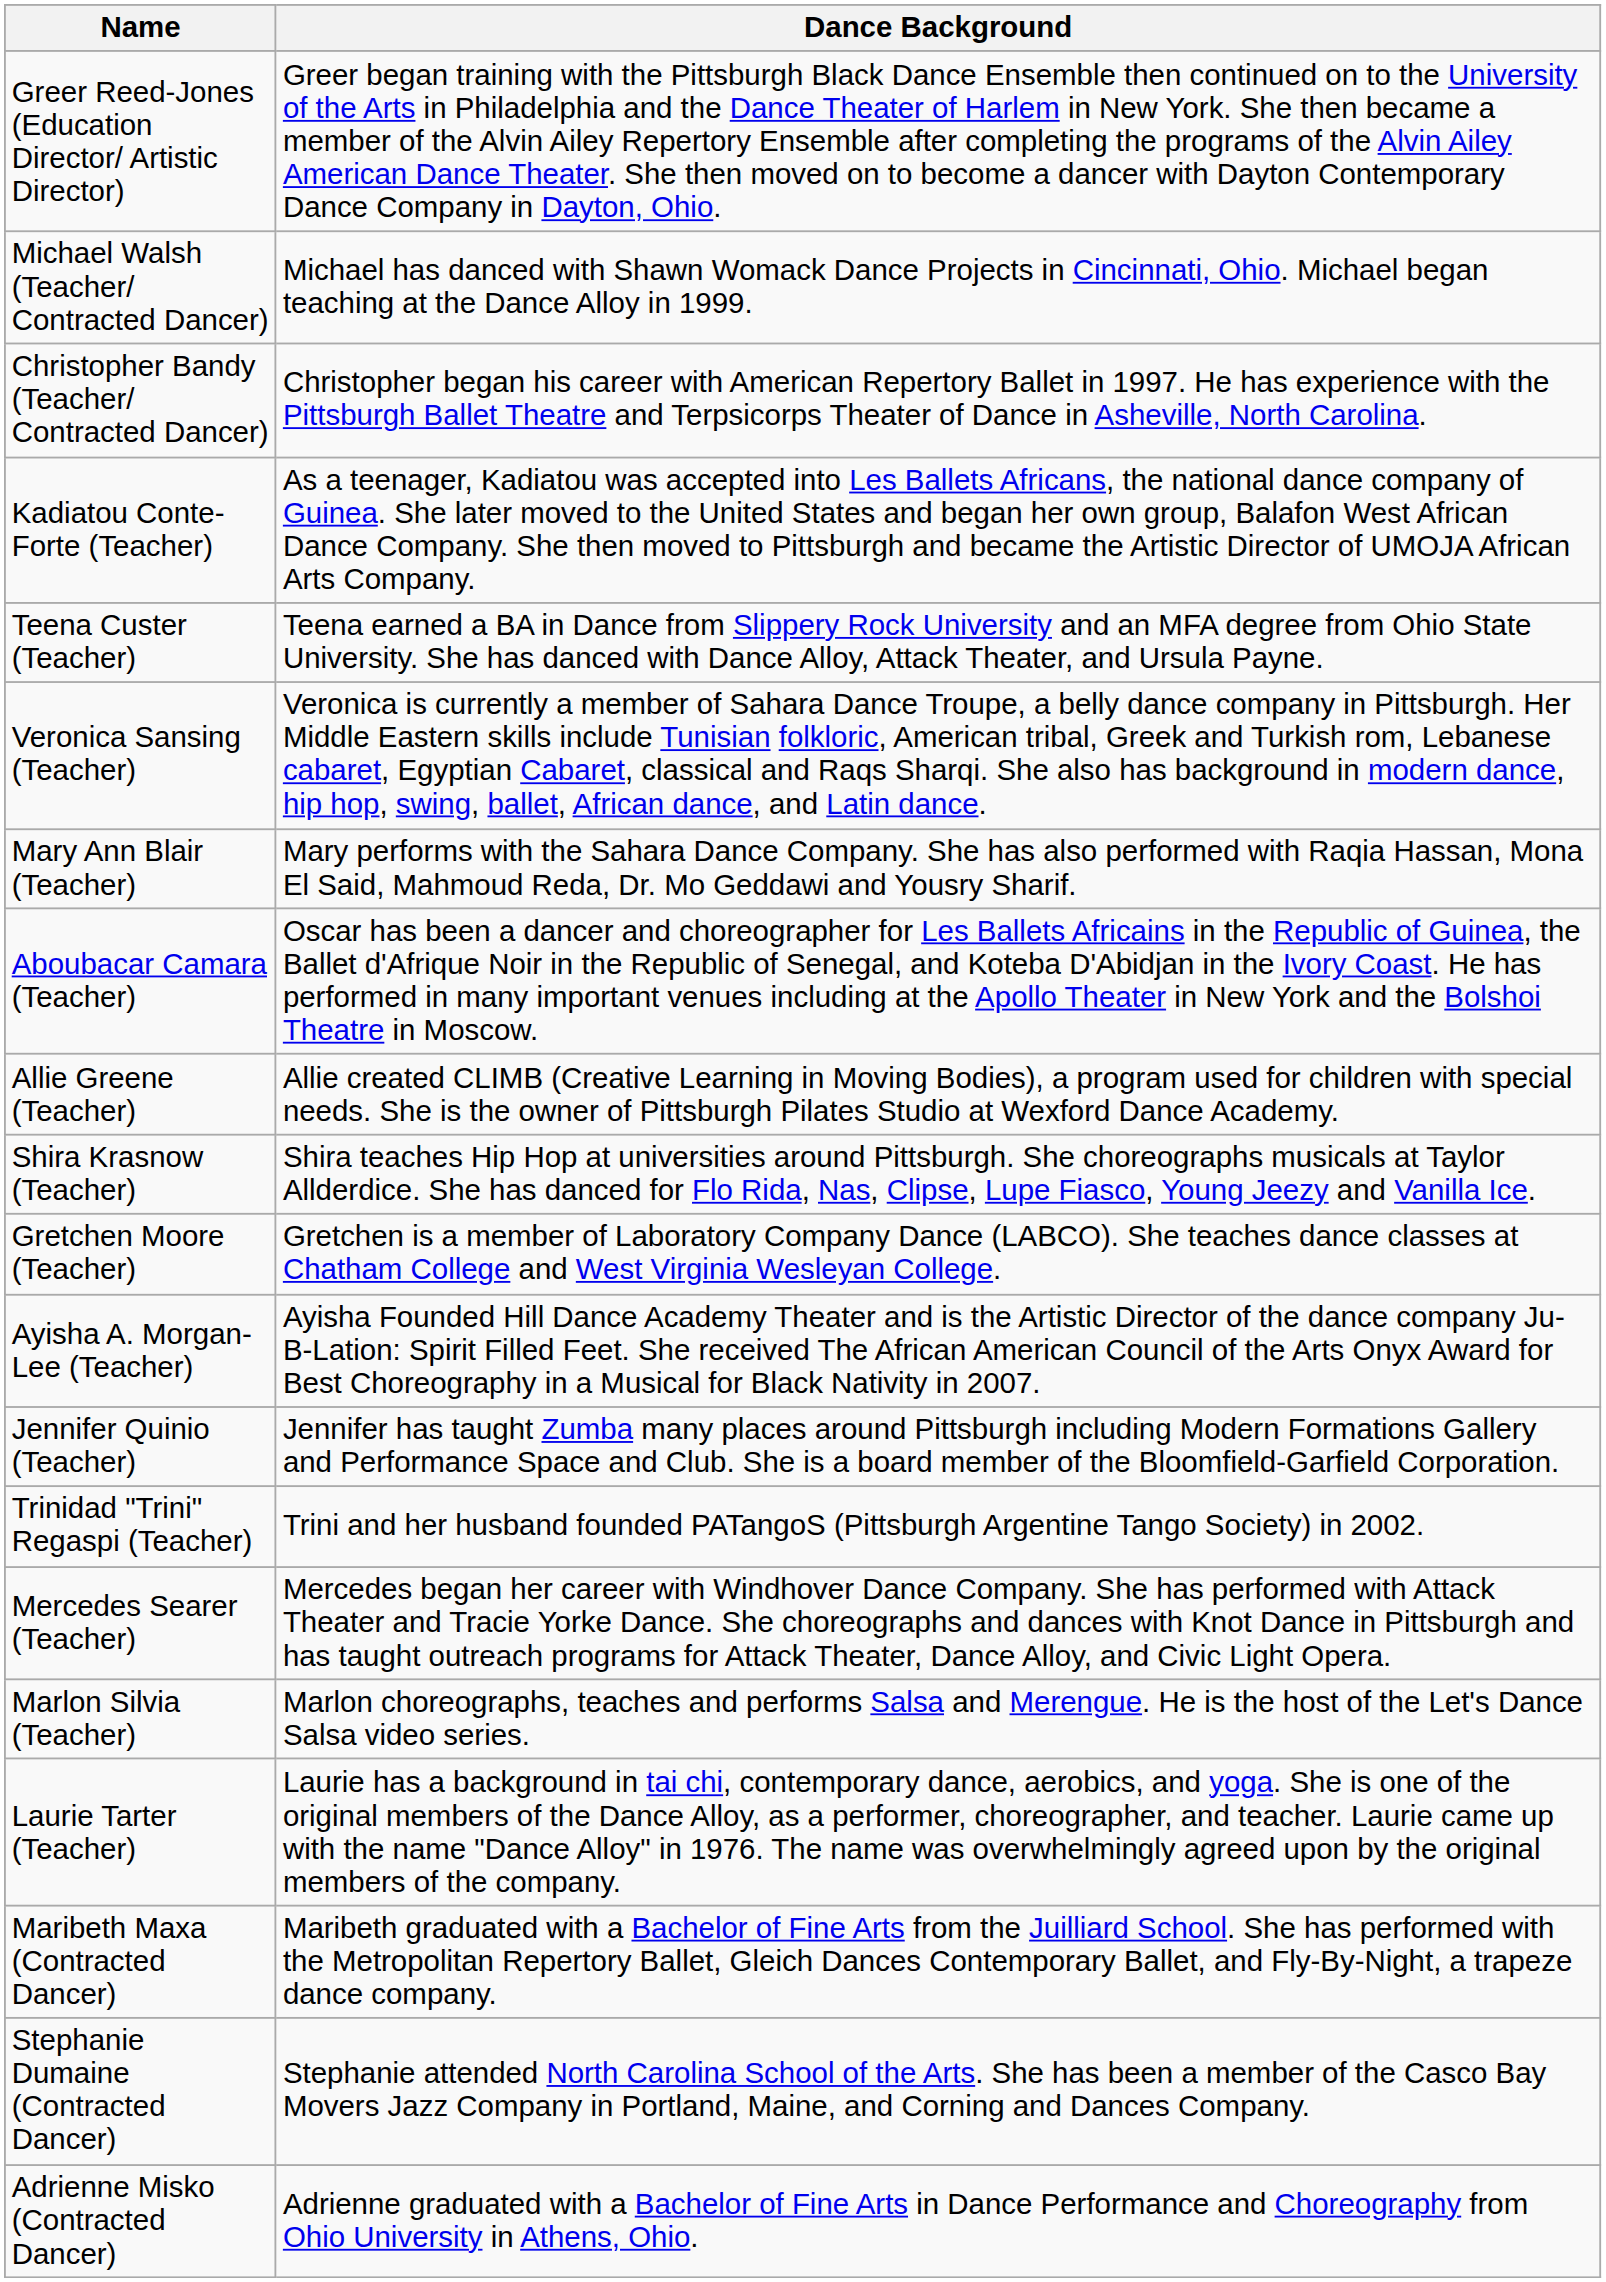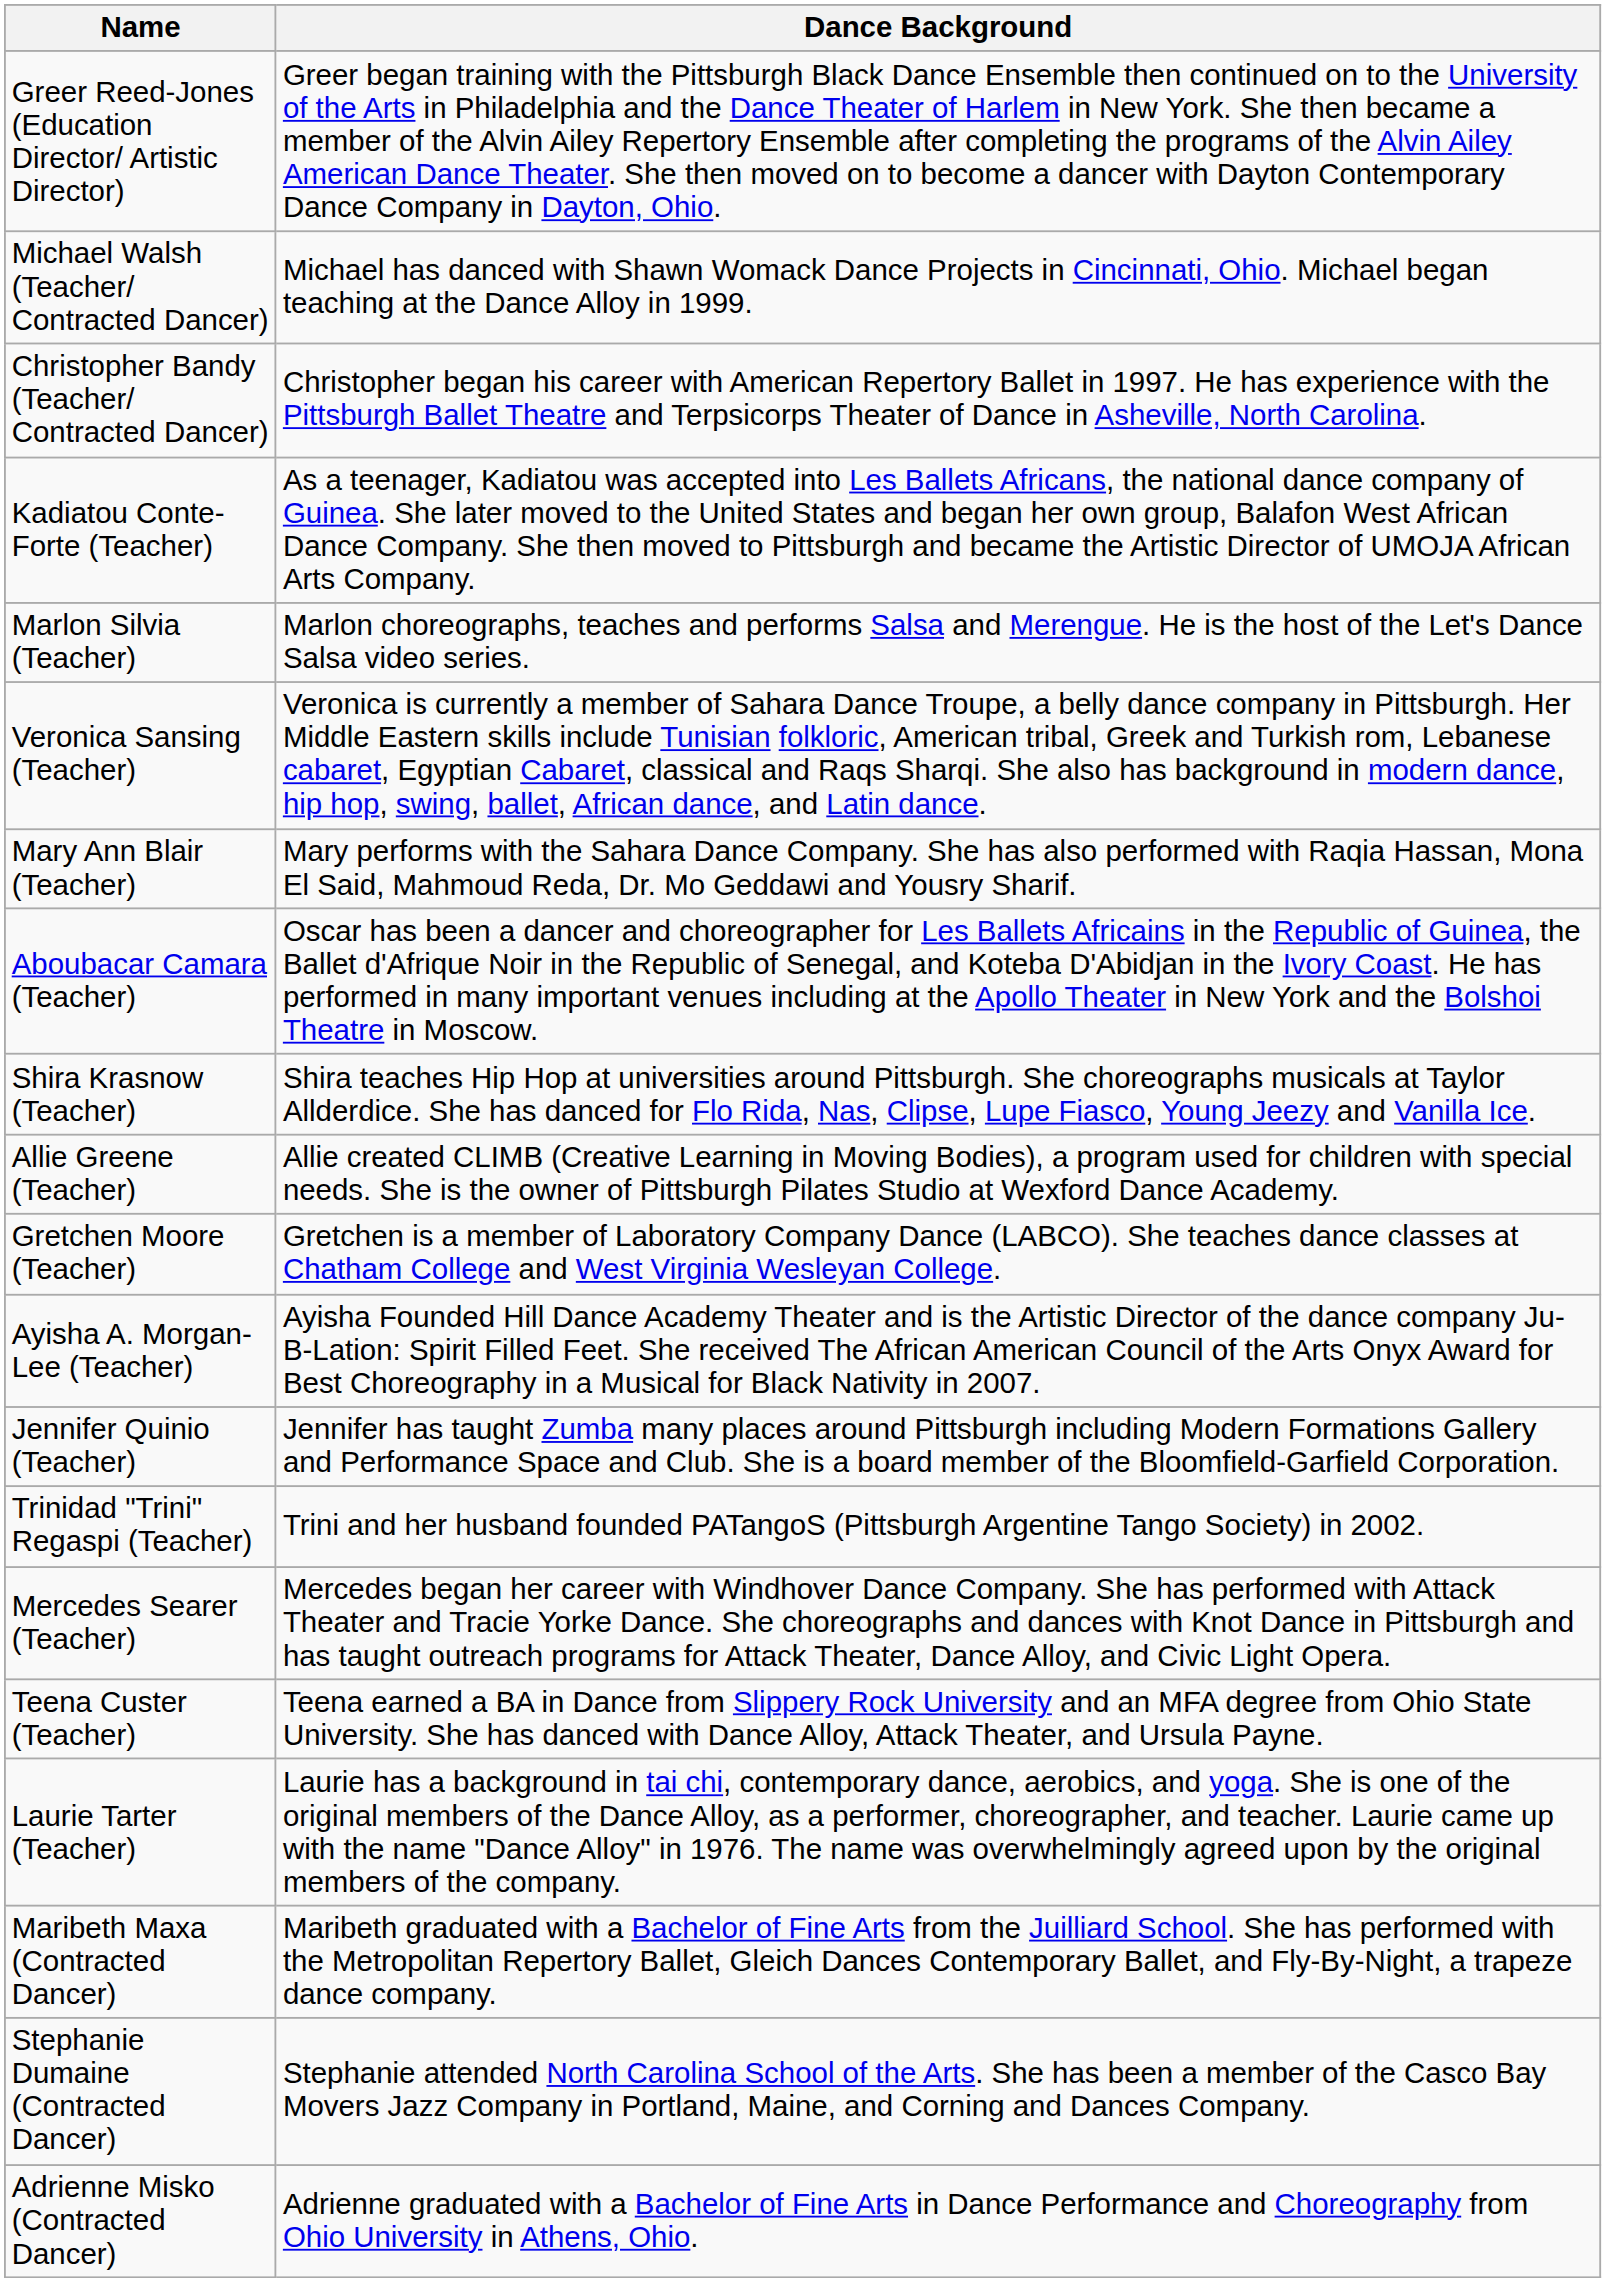rows swapped: (99, 642) <-> (96, 1718)
rows swapped: (93, 1093) <-> (107, 1173)
